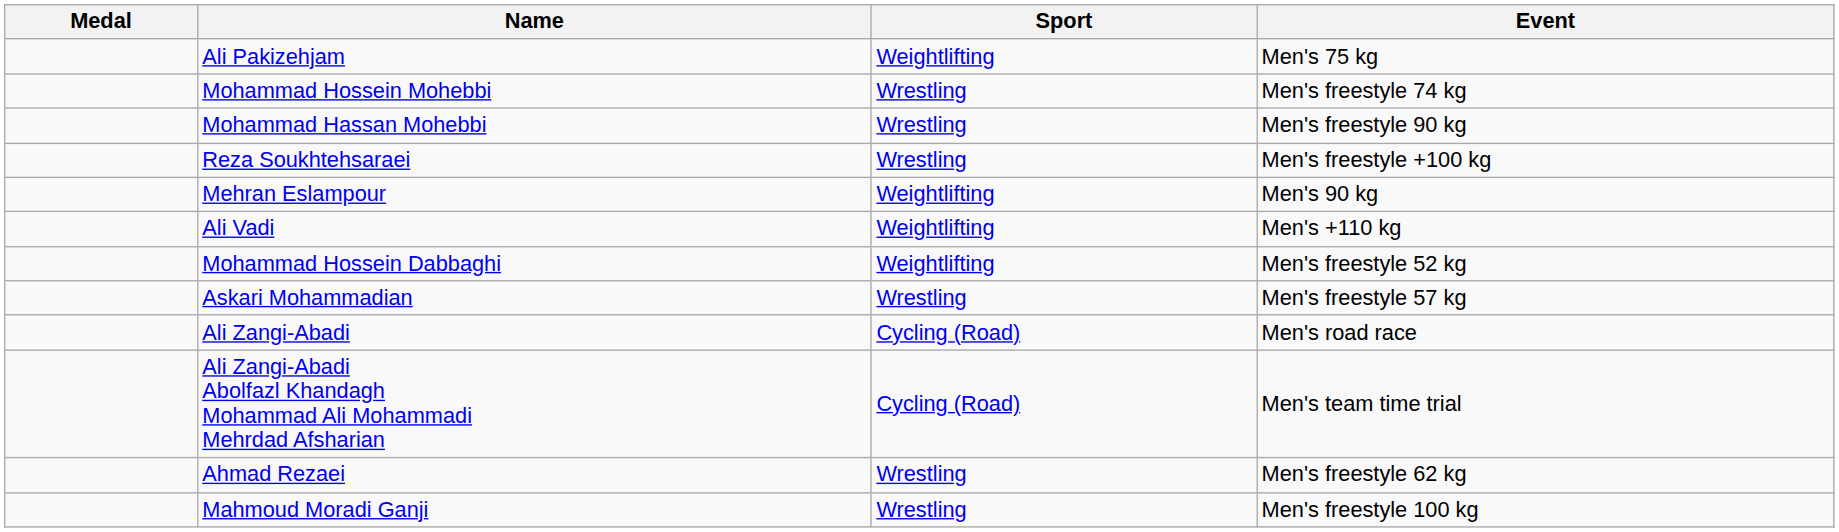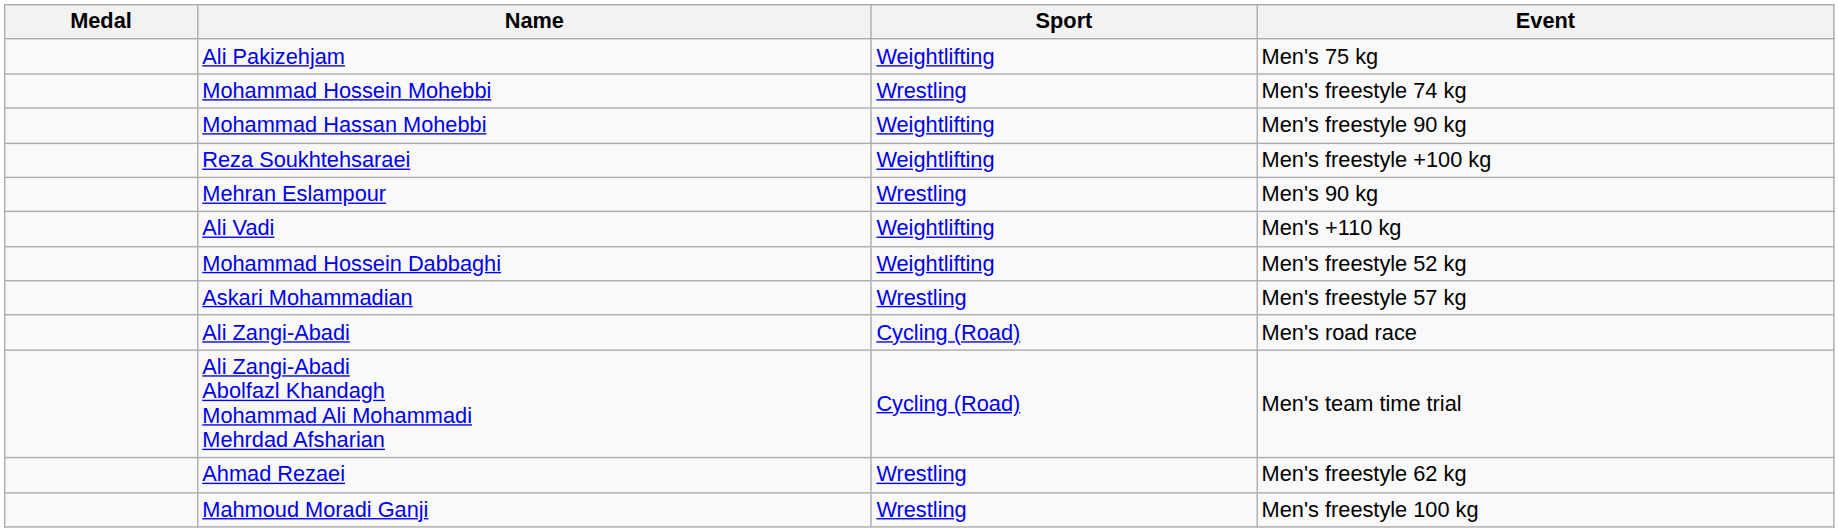(922, 125) Wrestling -> (935, 125) Weightlifting
(922, 159) Wrestling -> (935, 159) Weightlifting
(935, 194) Weightlifting -> (922, 194) Wrestling
